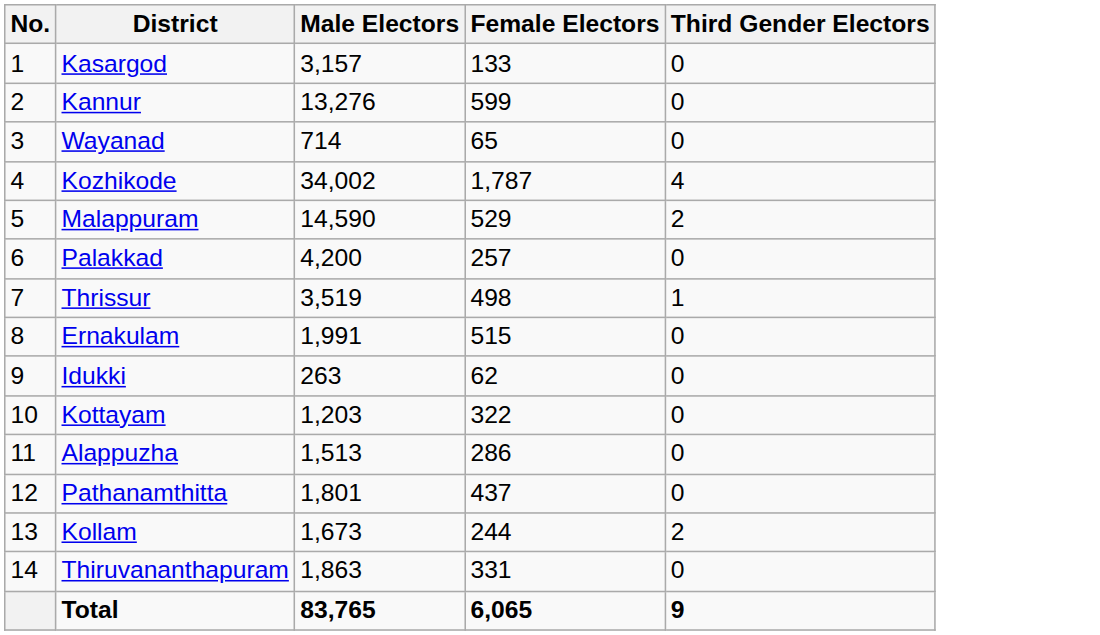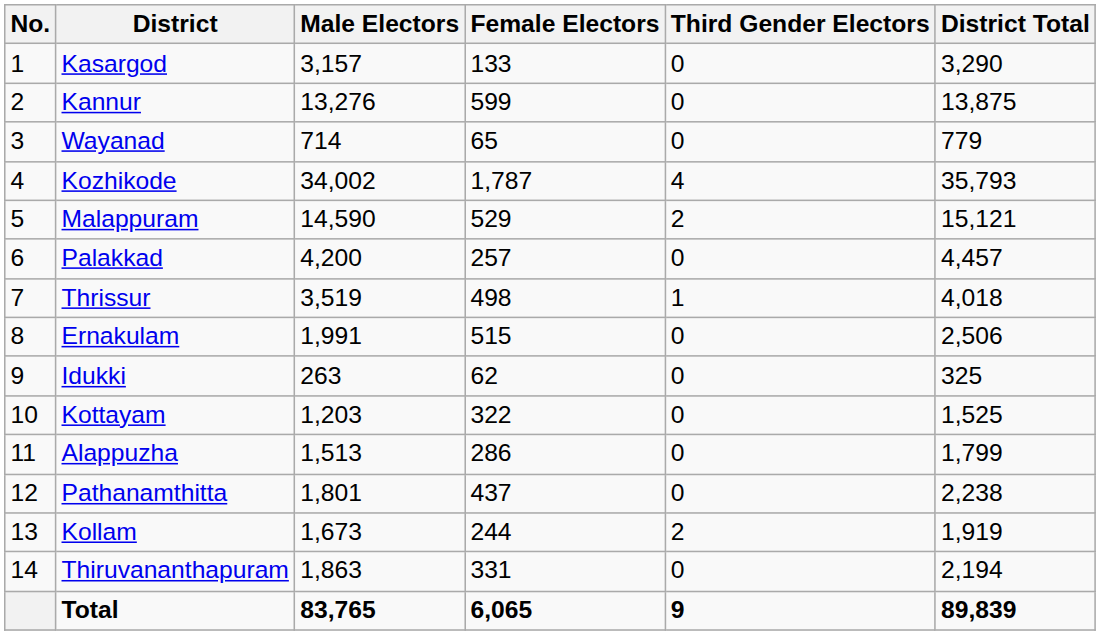+ column: (1015, 24)
